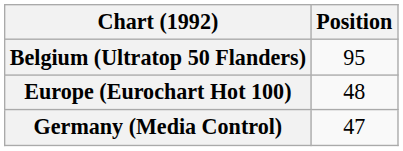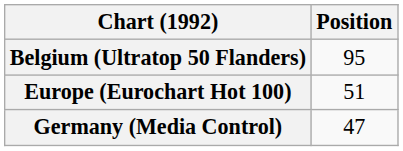(354, 92) 48 -> (354, 92) 51
